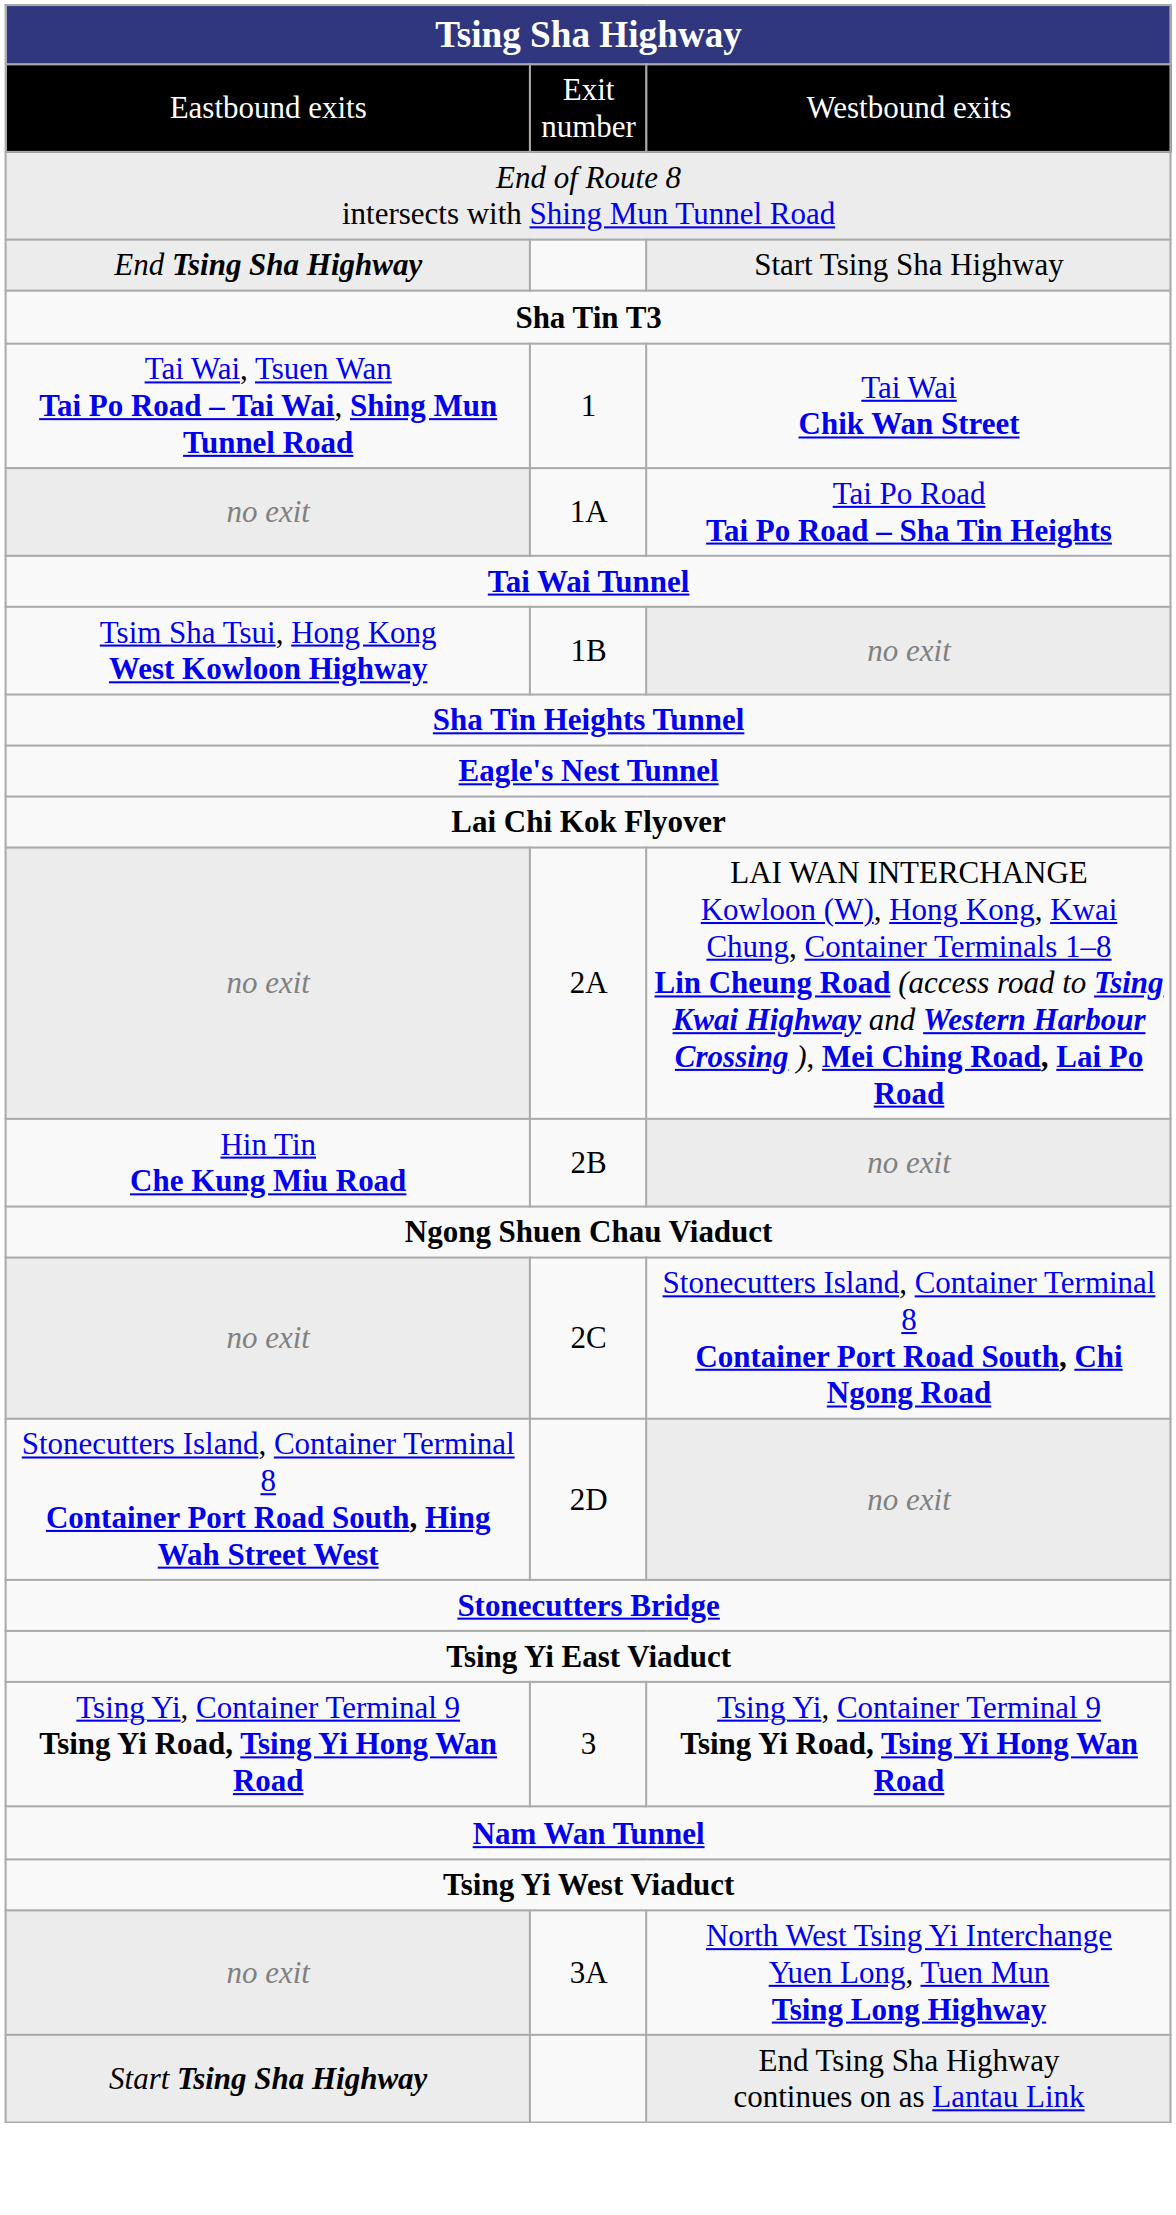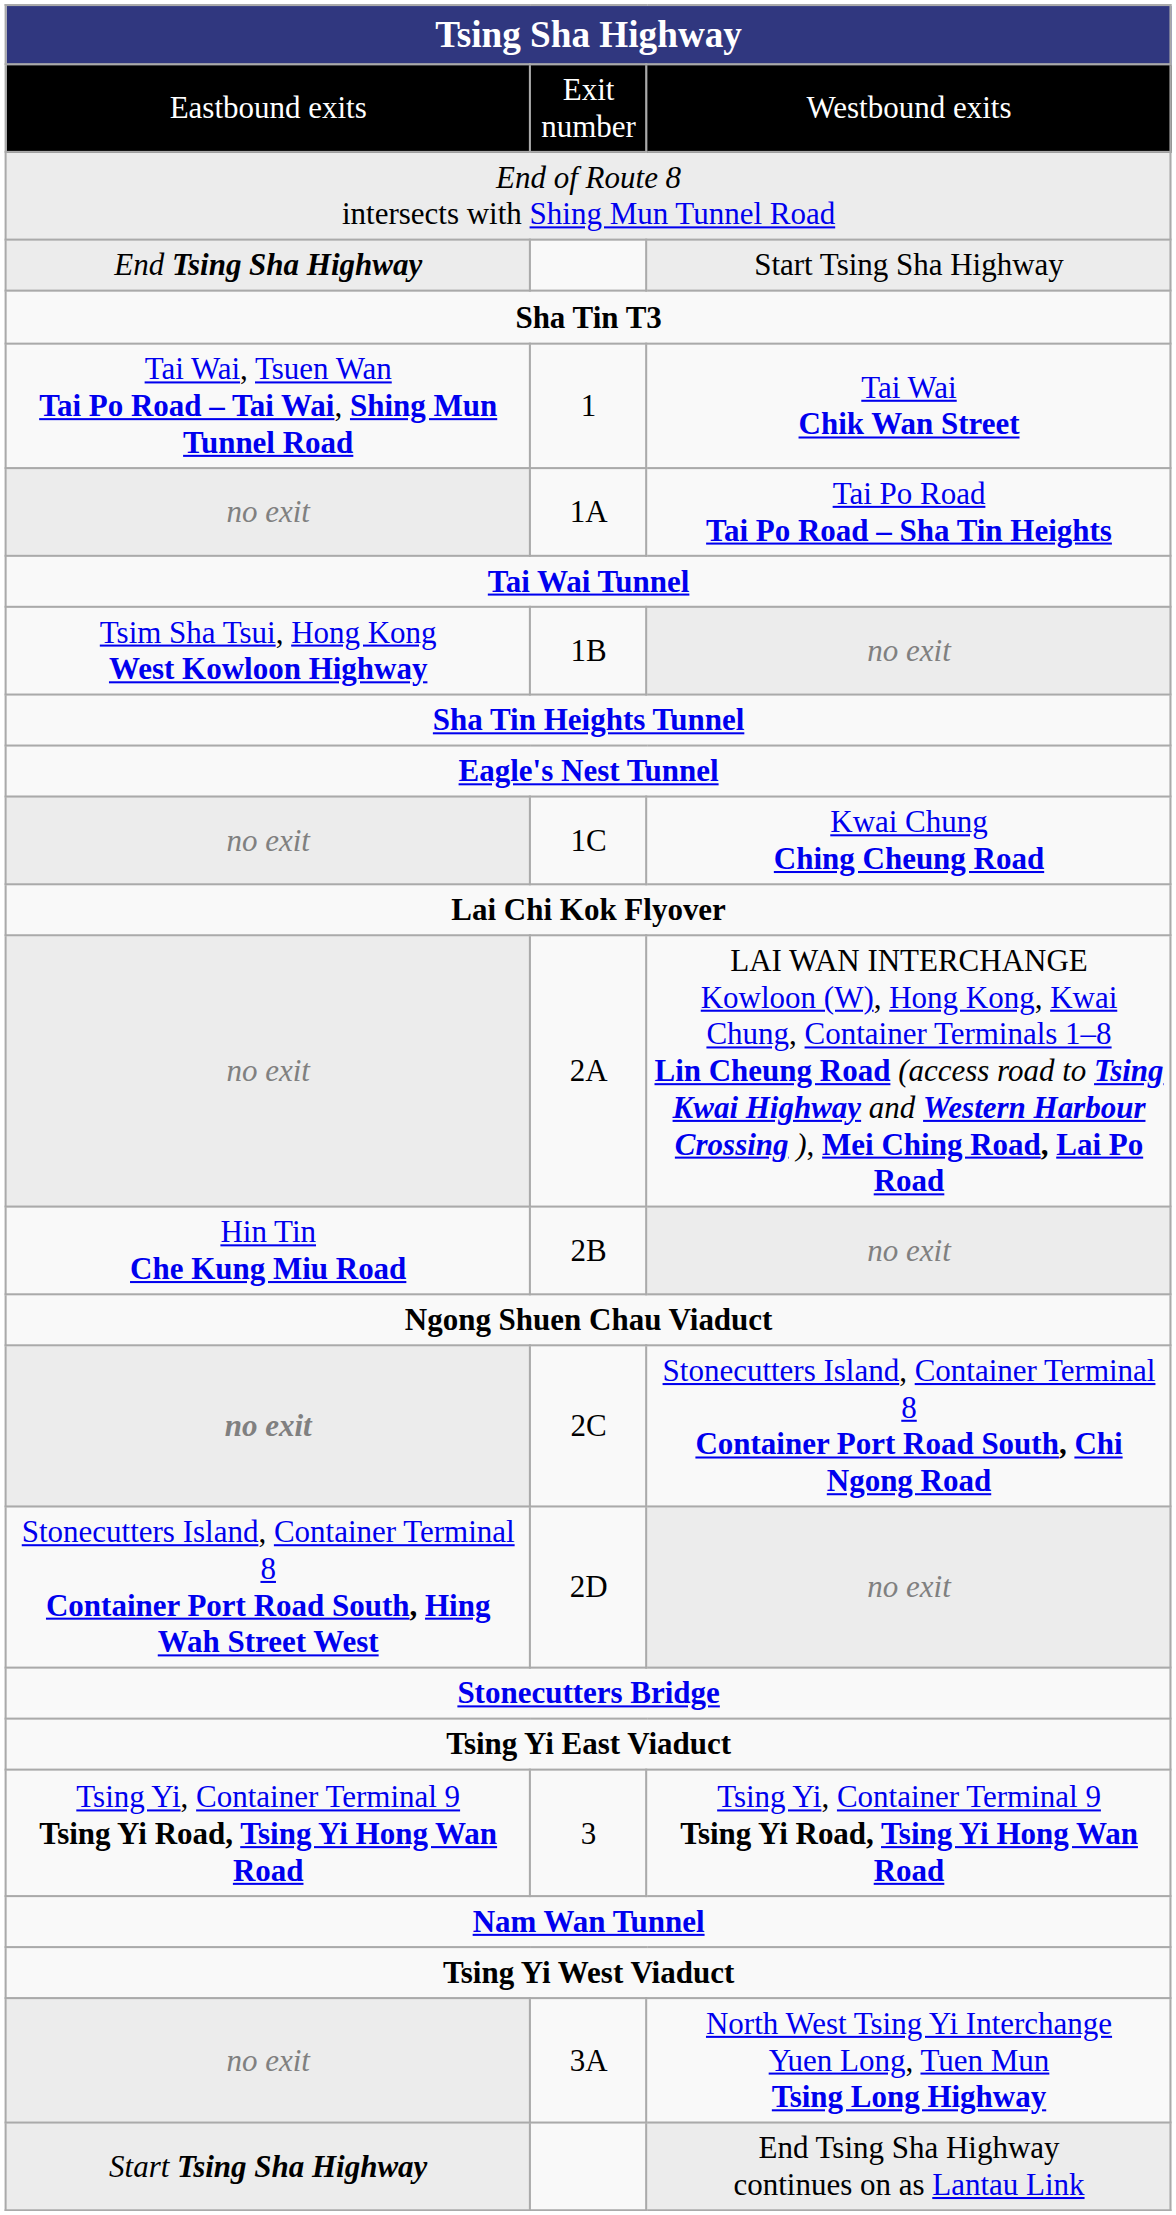+ row: (589, 839)
(268, 1338) normal -> (268, 1426) bold
